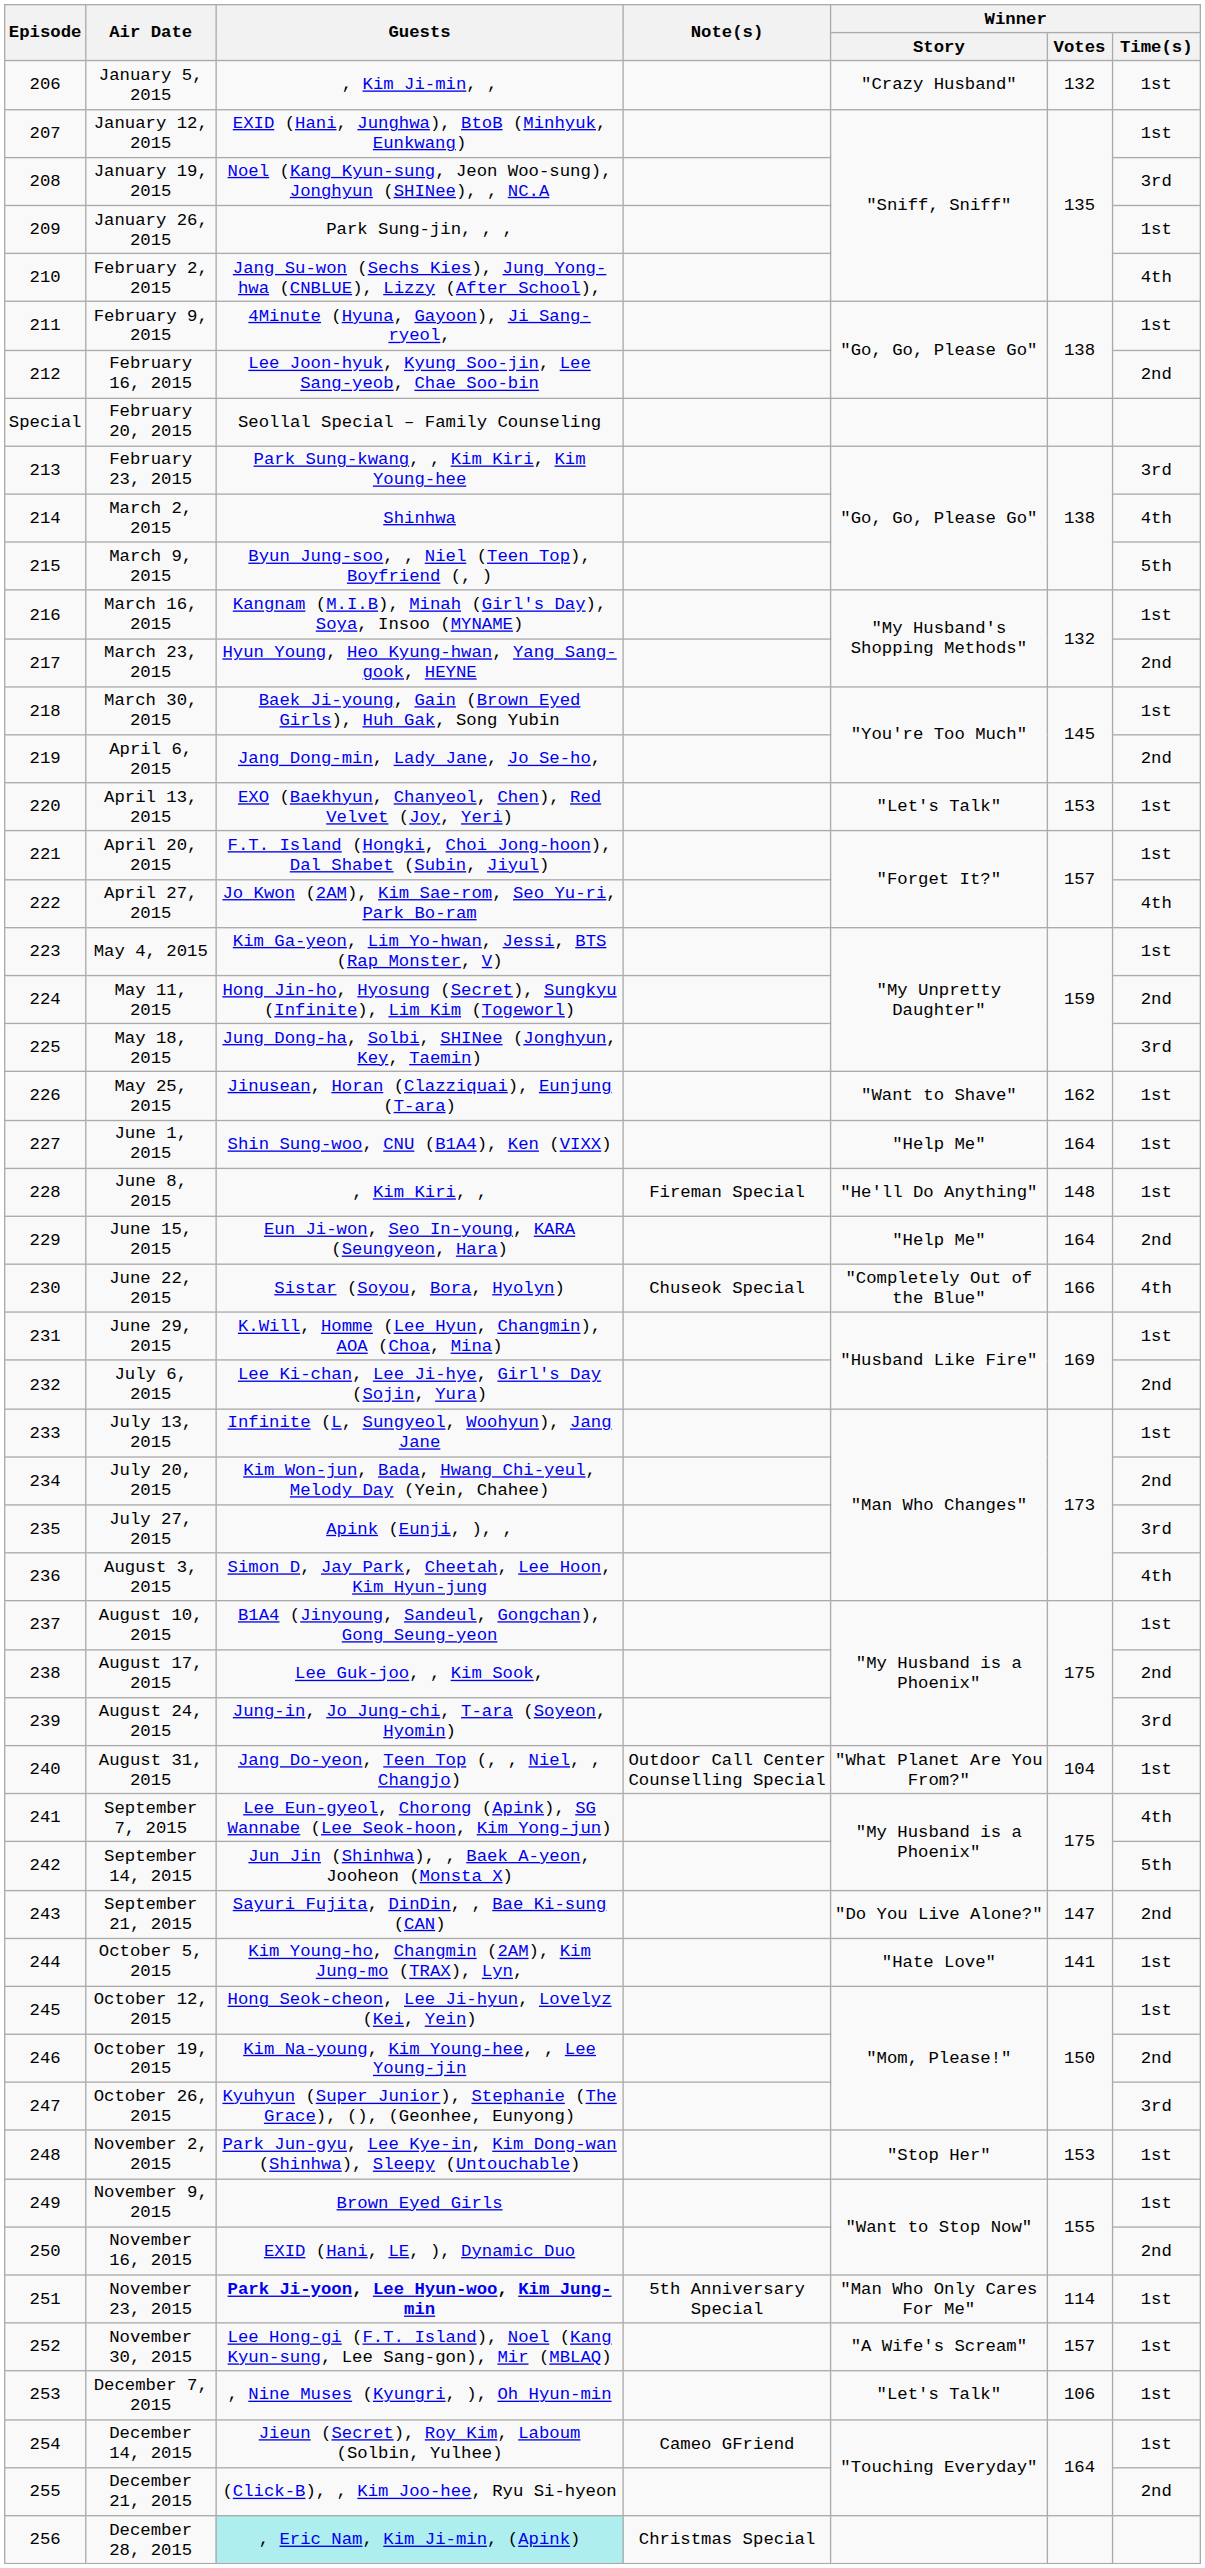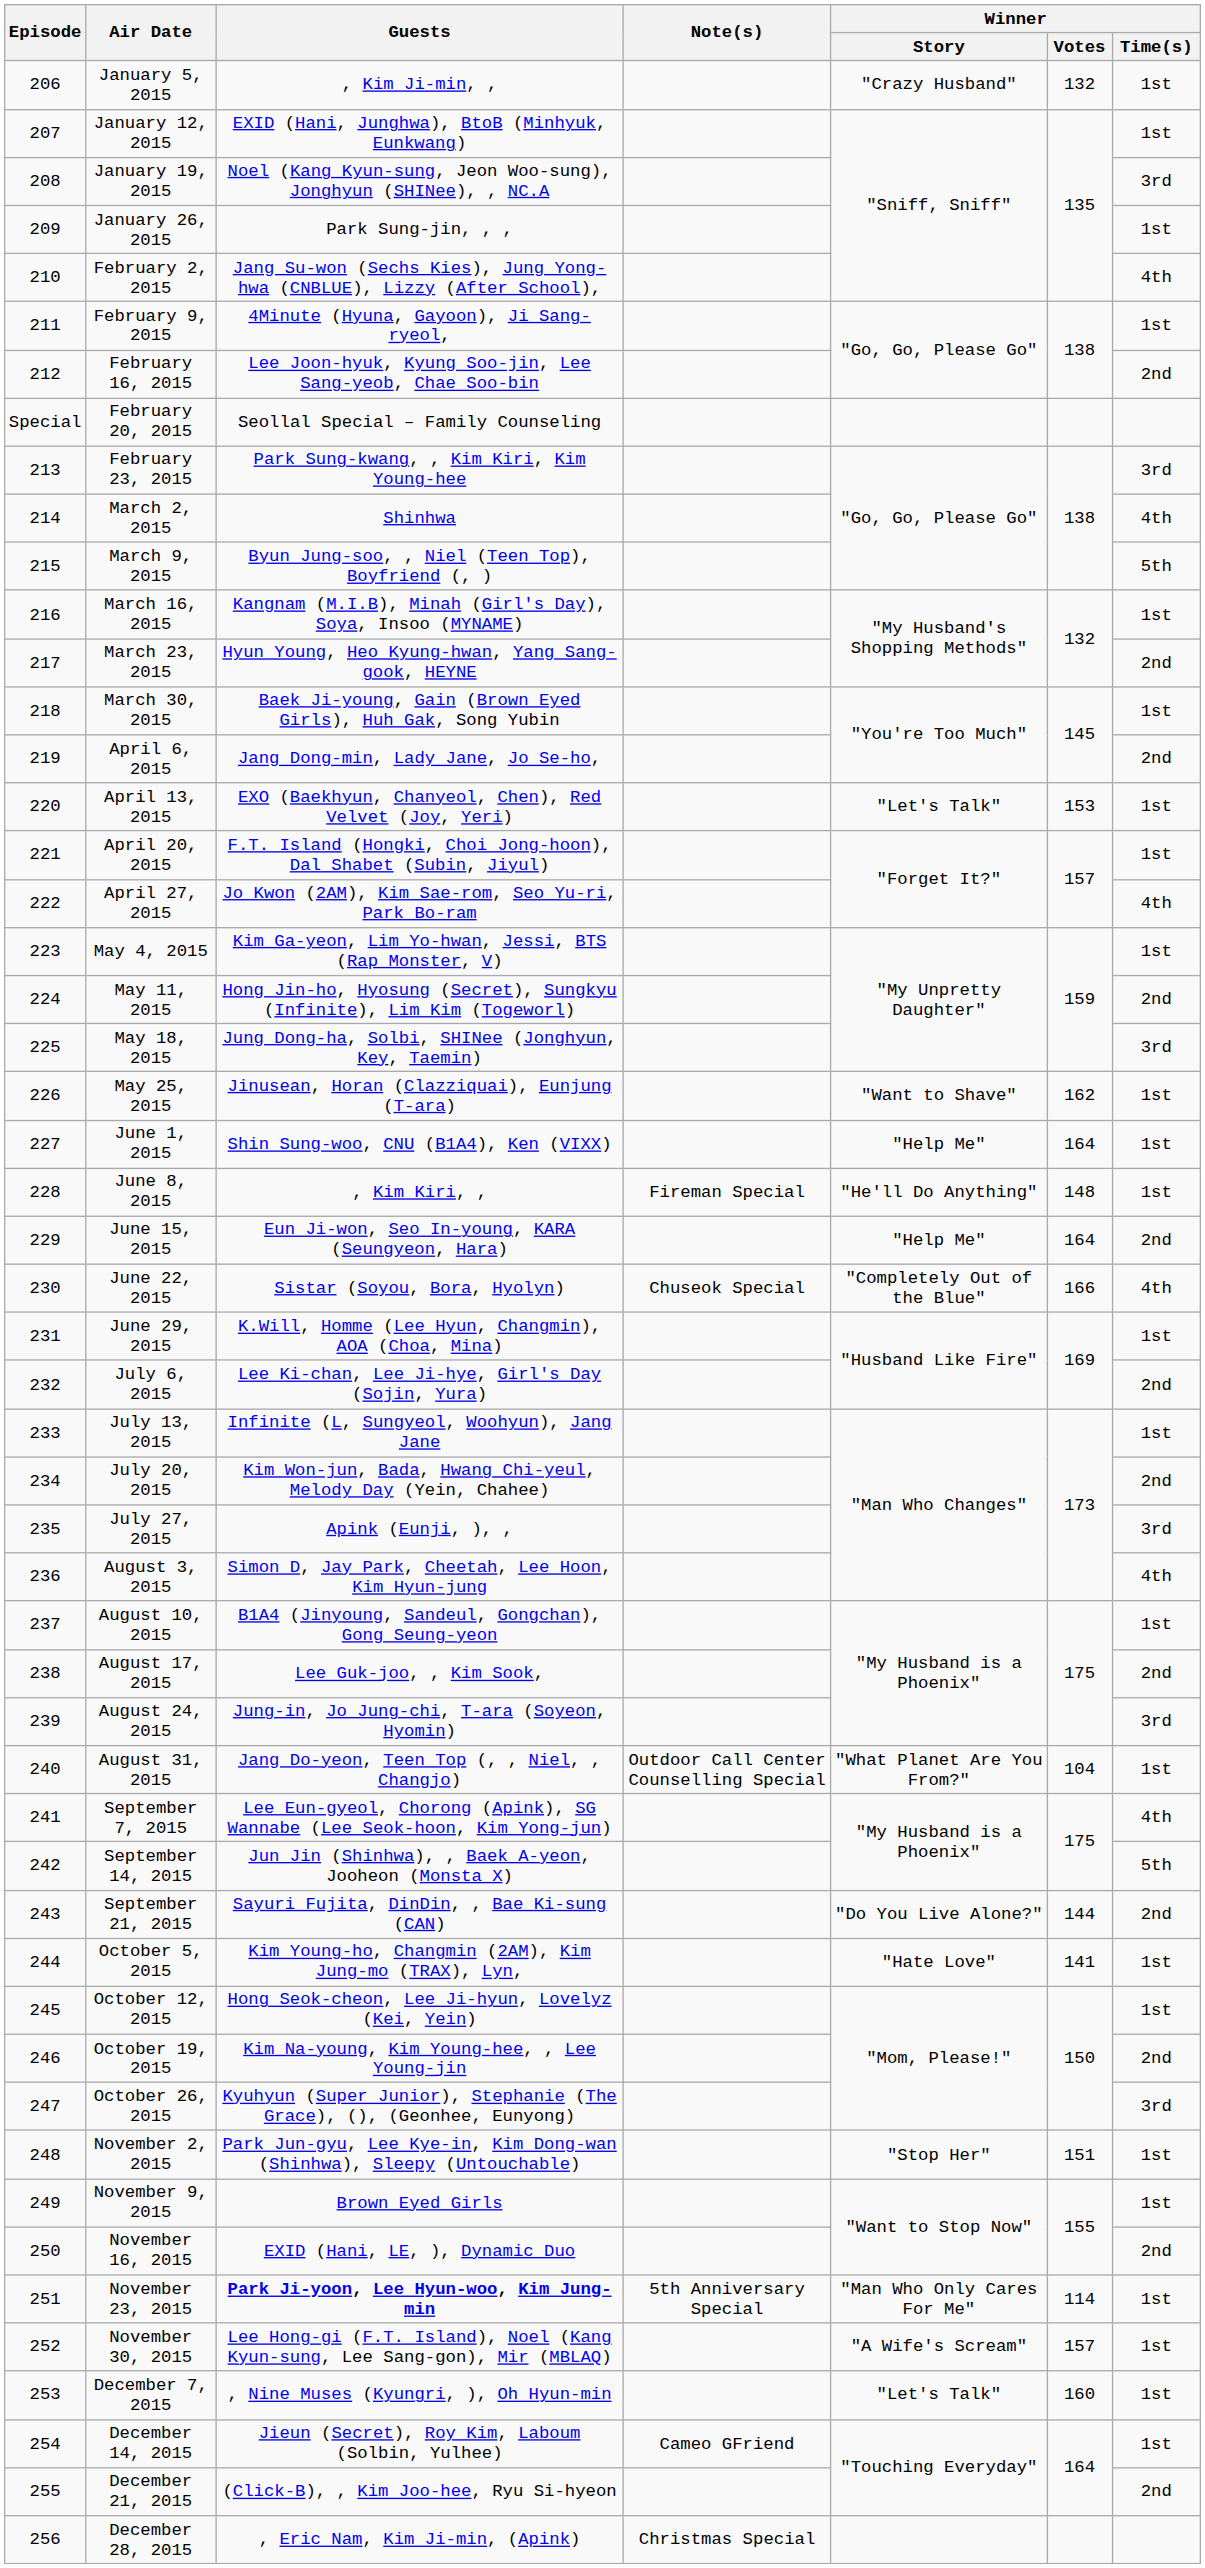(1079, 1914) 147 -> (1079, 1914) 144
(1079, 2155) 153 -> (1079, 2155) 151
(1079, 2395) 106 -> (1079, 2395) 160
(420, 2540) paleturquoise background -> (420, 2540) no background
